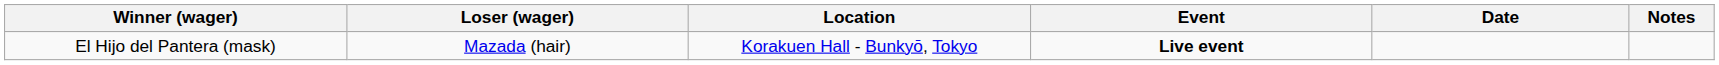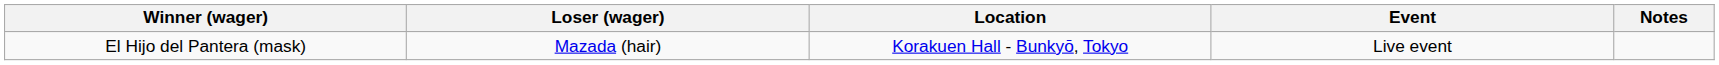- column: (1500, 18)
(1201, 45) bold -> (1412, 45) normal
